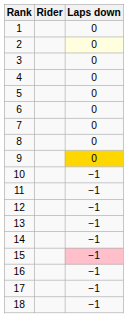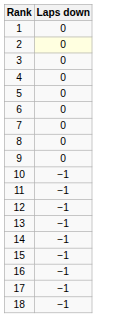- column: (50, 12)
(94, 158) gold background -> (63, 158) no background
(94, 256) pink background -> (63, 256) no background
